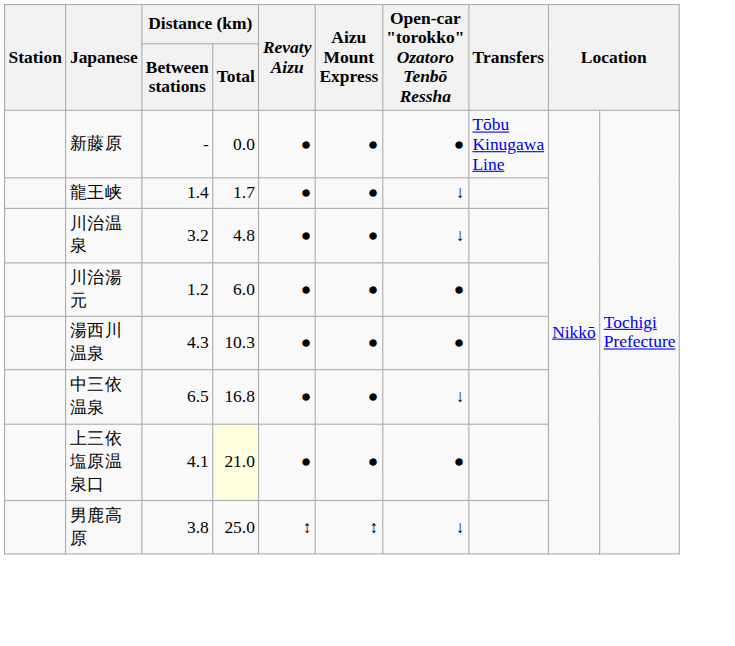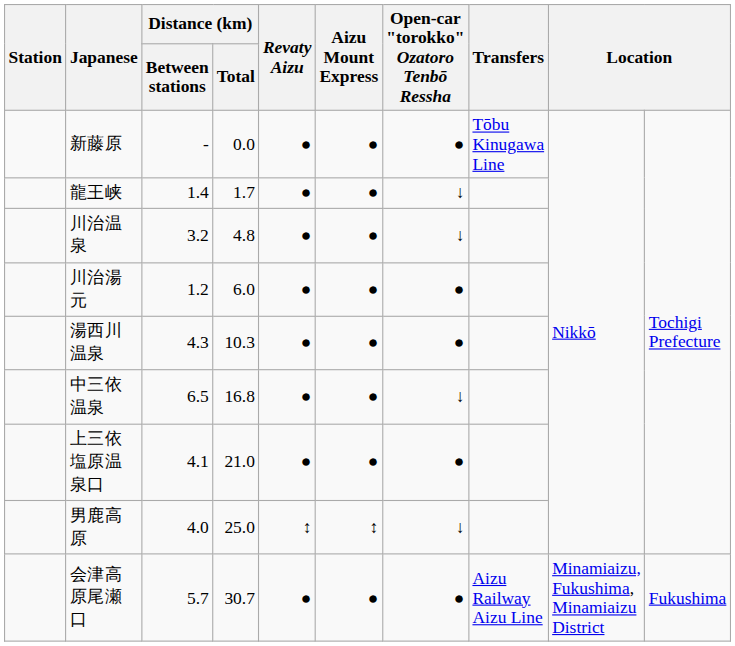(240, 462) lightyellow background -> (240, 462) no background
(198, 527) 3.8 -> (198, 527) 4.0
+ row: (96, 596)
